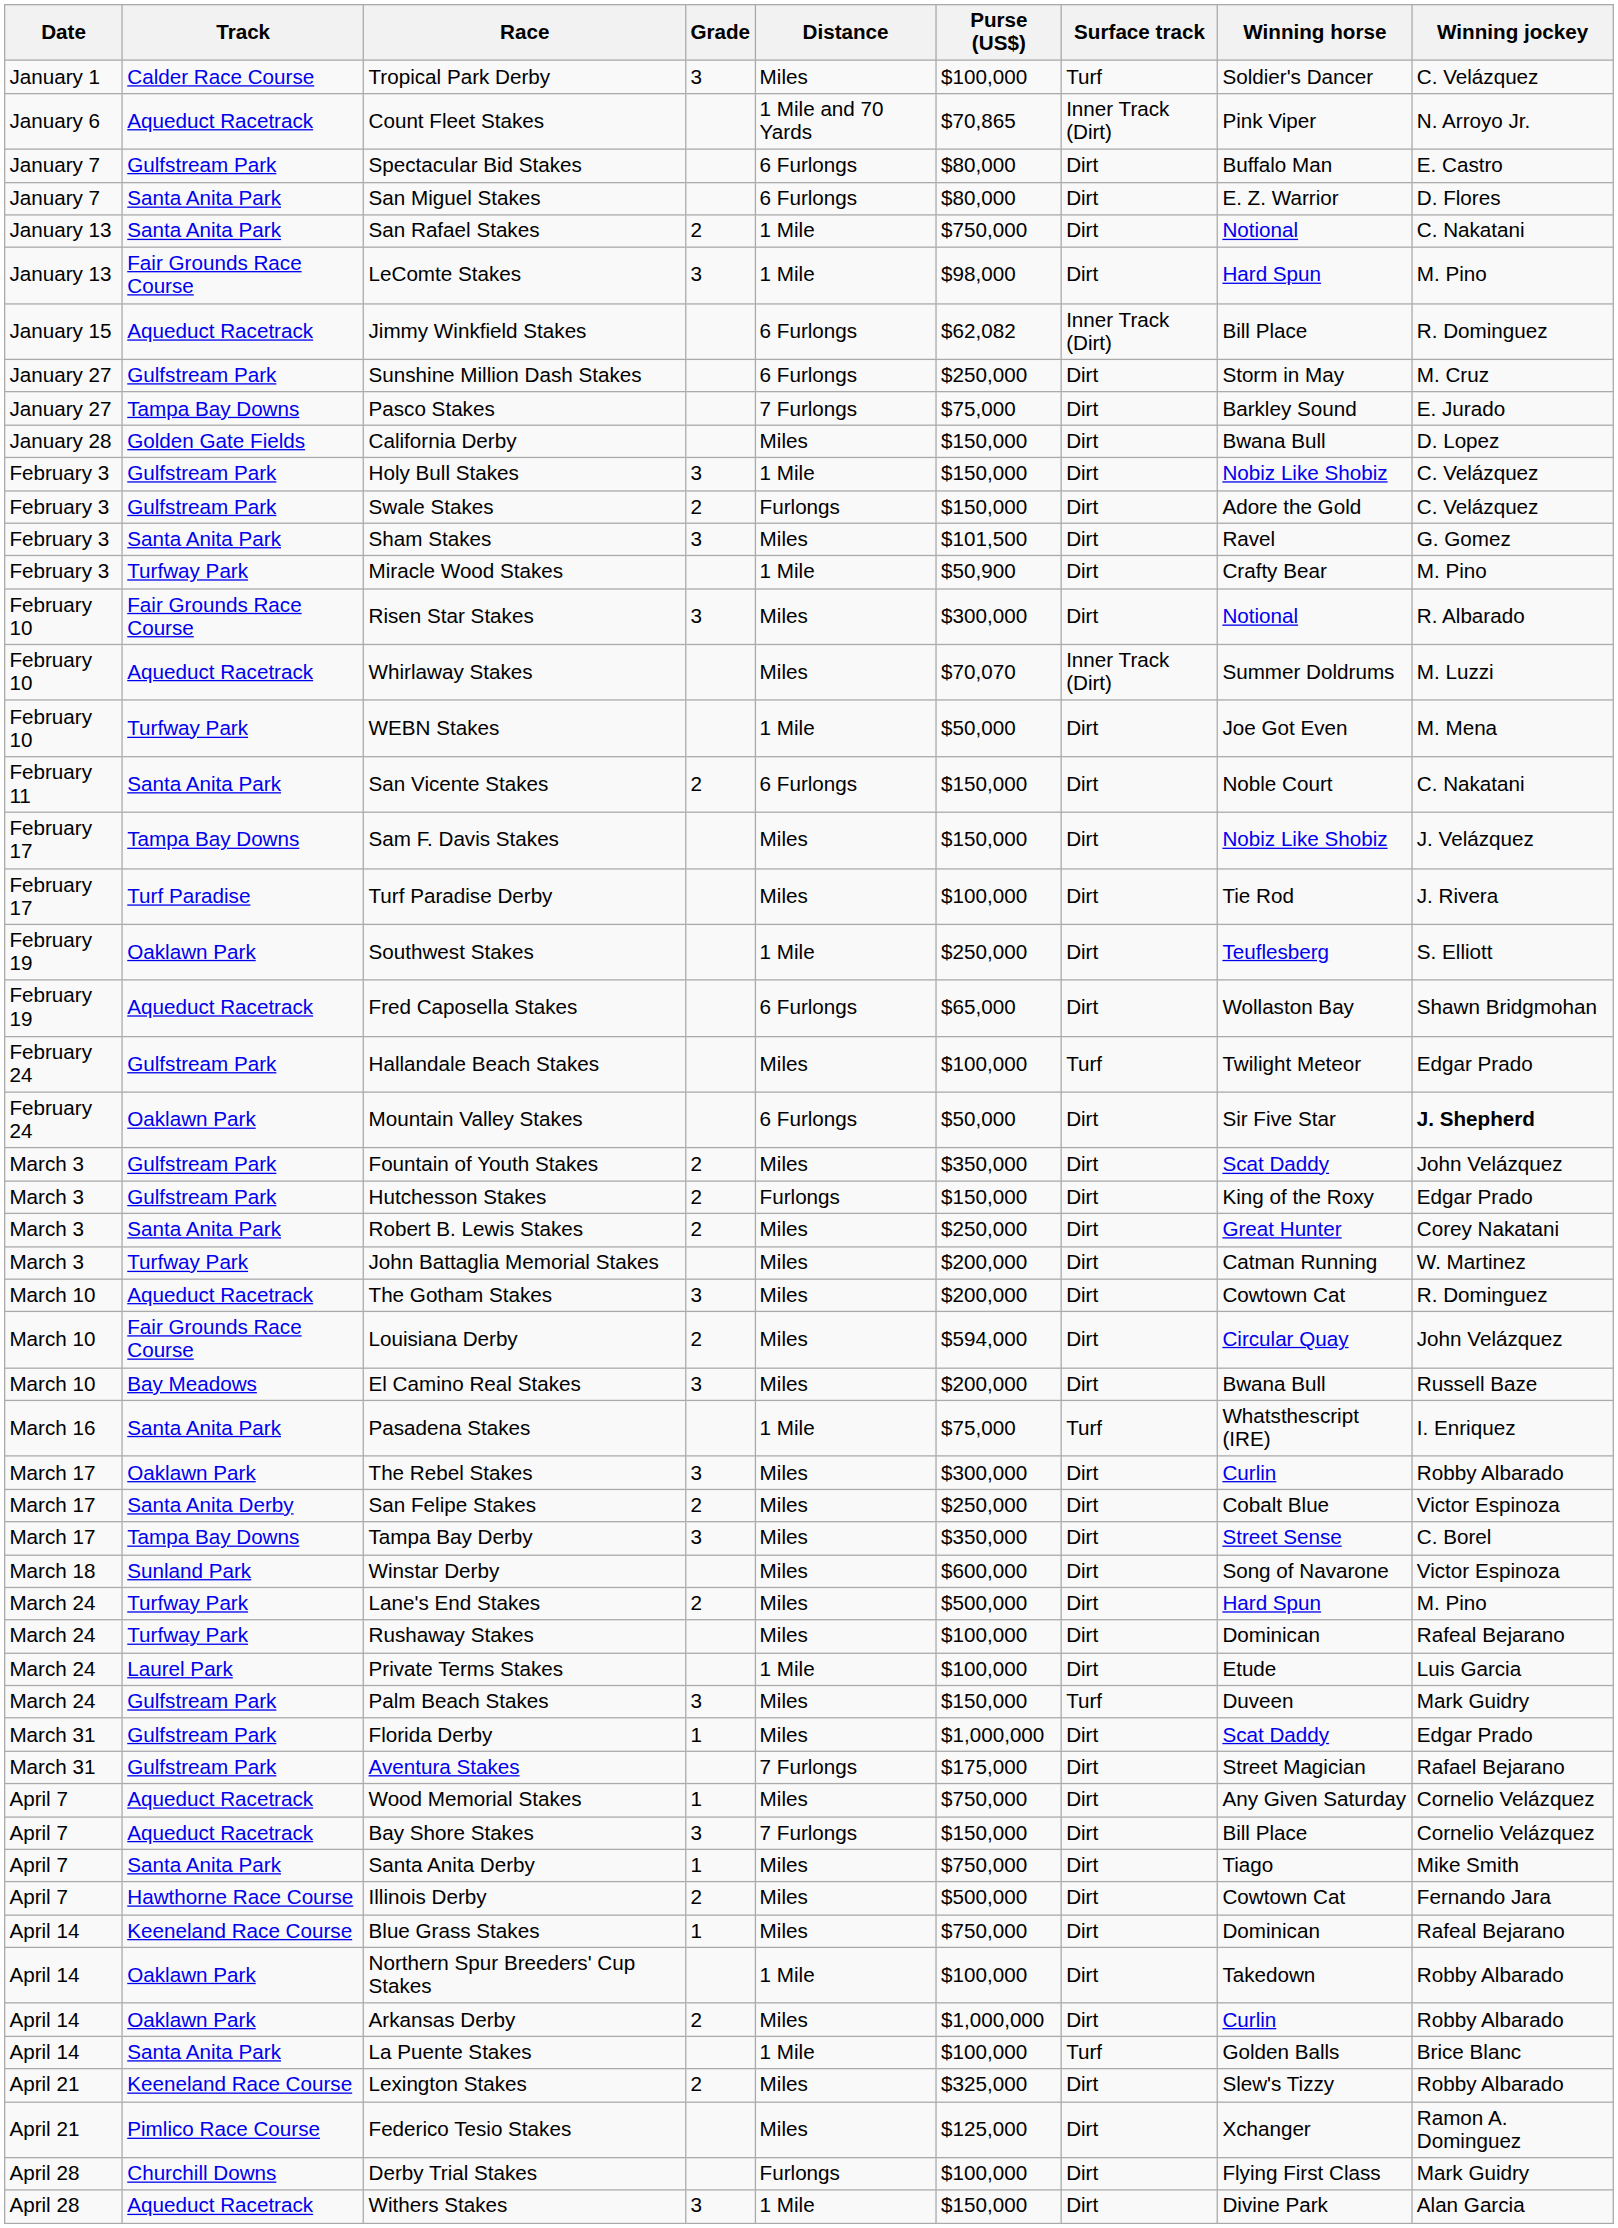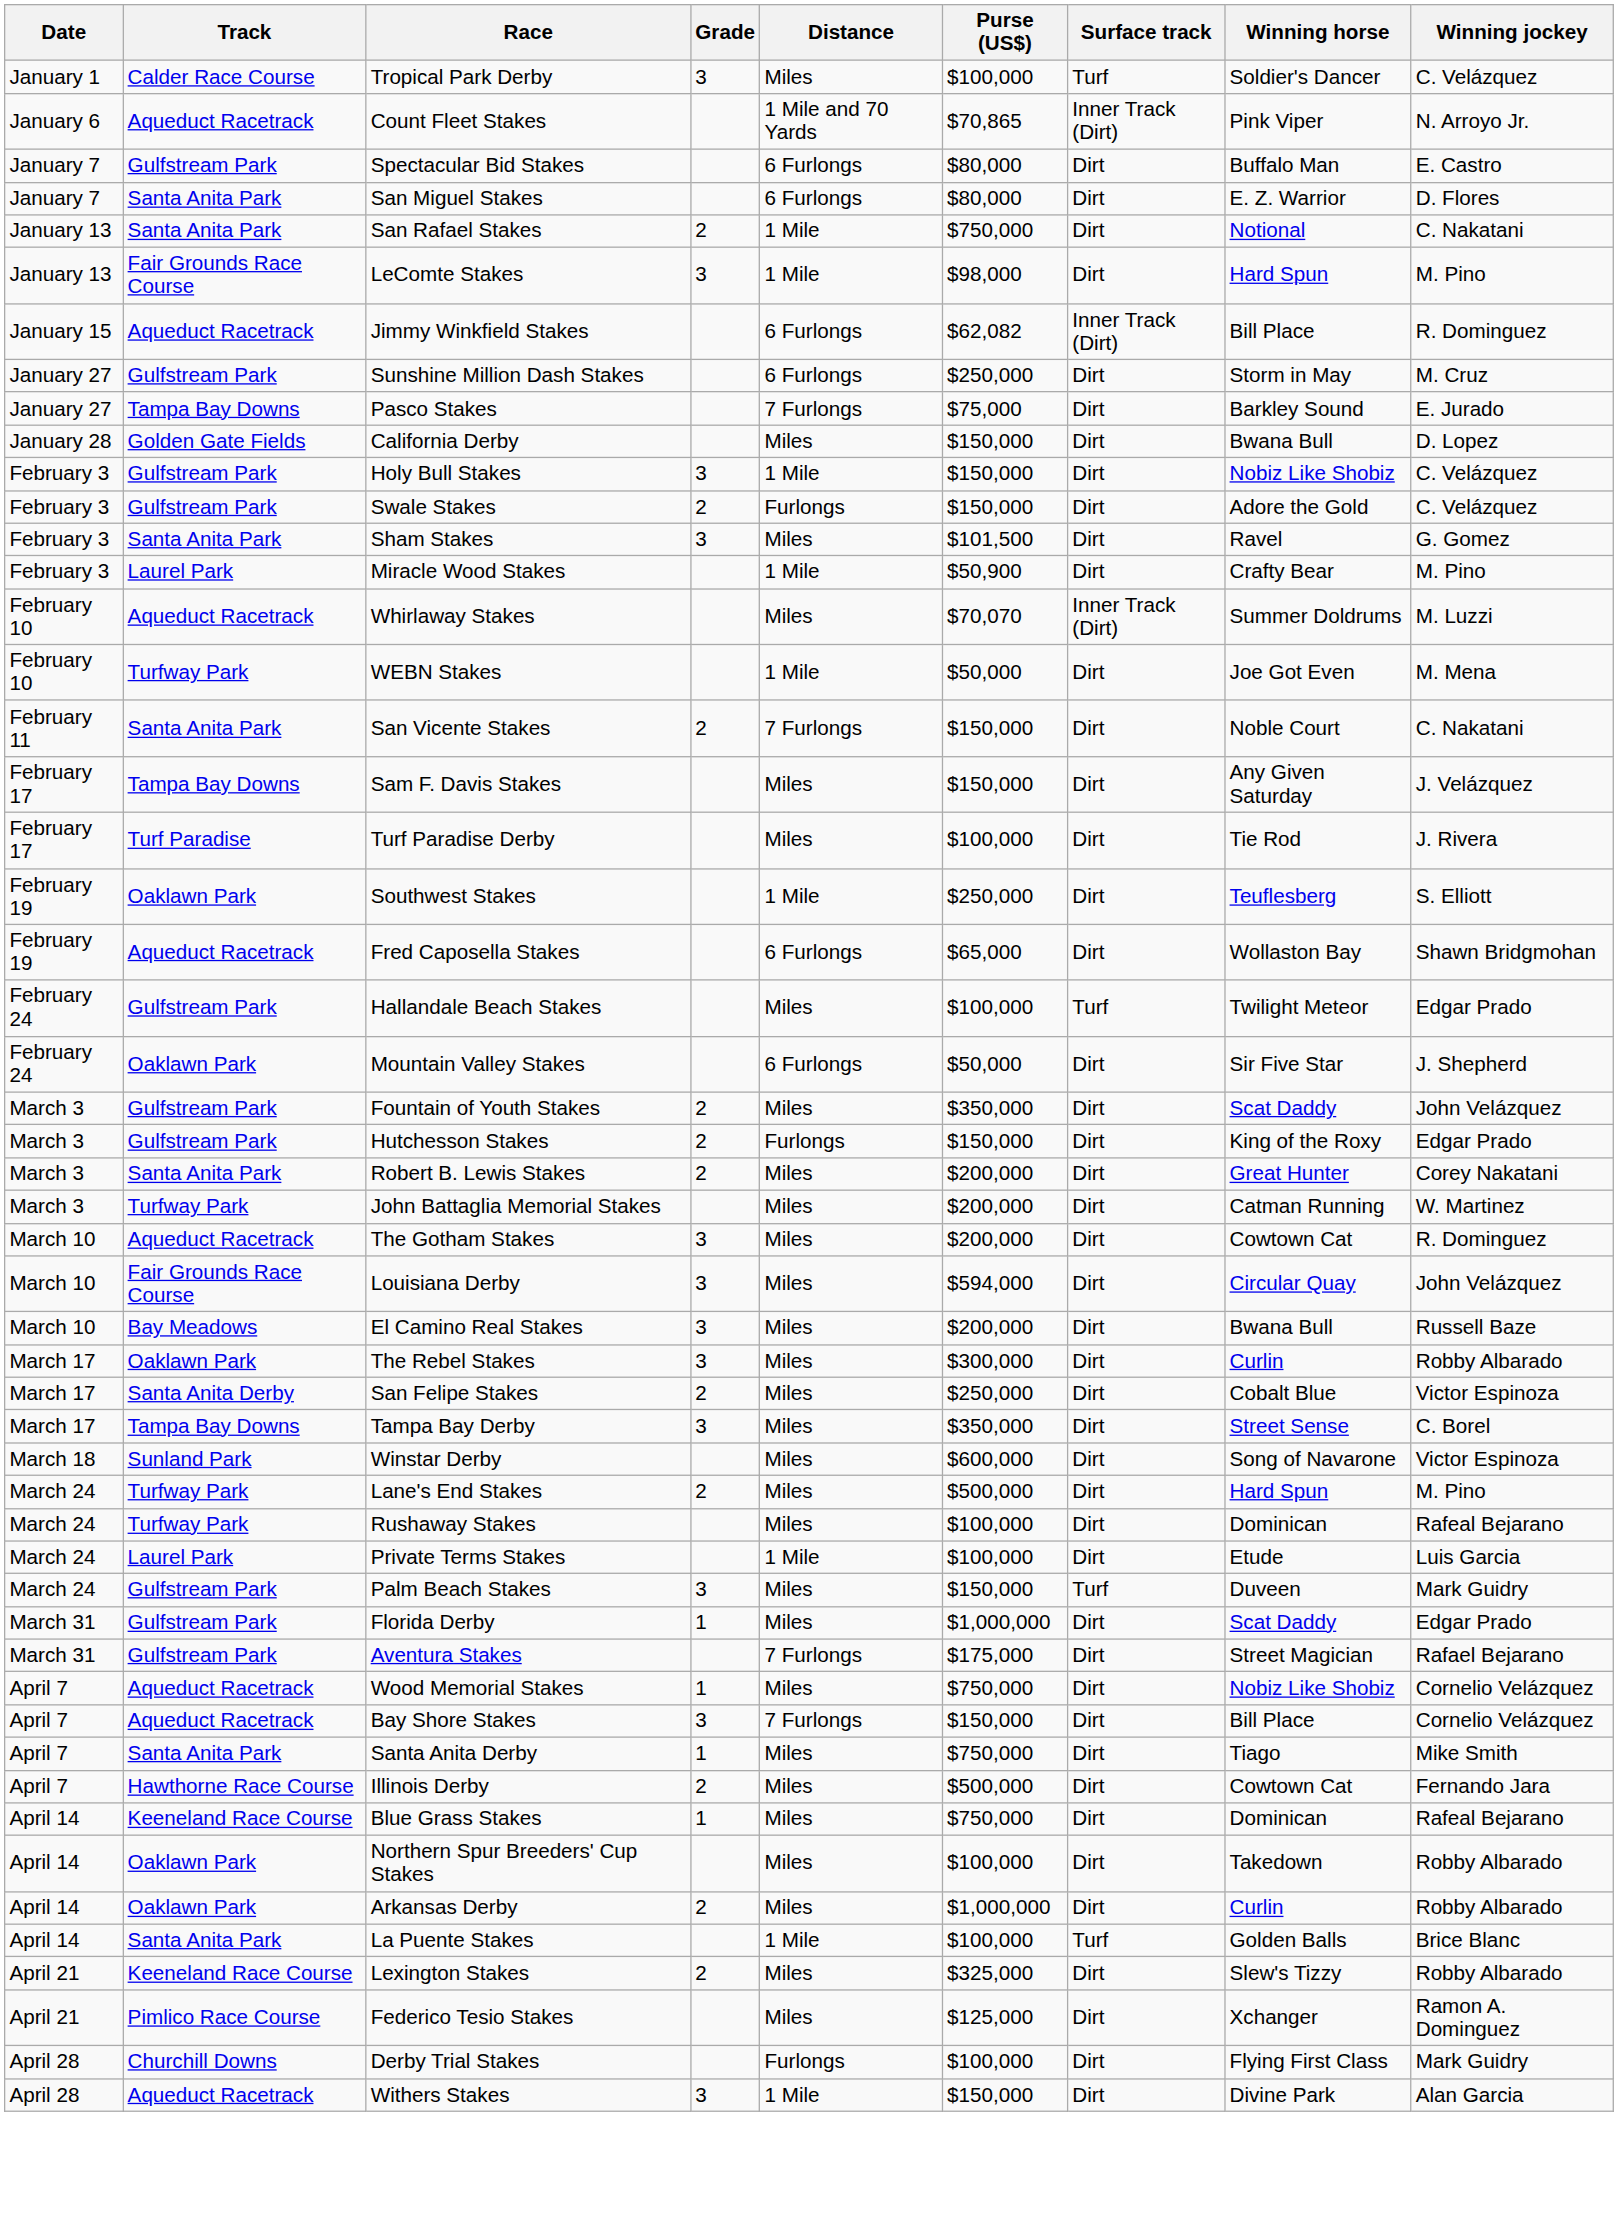(188, 572) Turfway Park -> (180, 572) Laurel Park
- row: (451, 616)
(808, 784) 6 Furlongs -> (813, 728) 7 Furlongs
(1305, 840) Nobiz Like Shobiz -> (1277, 784) Any Given Saturday
(1476, 1119) bold -> (1471, 1063) normal
(984, 1229) $250,000 -> (990, 1173) $200,000
(696, 1339) 2 -> (701, 1283) 3
- row: (449, 1428)
(1314, 1799) Any Given Saturday -> (1312, 1688) Nobiz Like Shobiz
(787, 1975) 1 Mile -> (789, 1863) Miles
